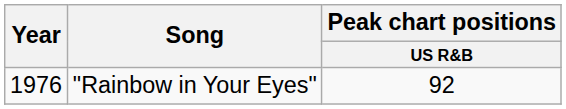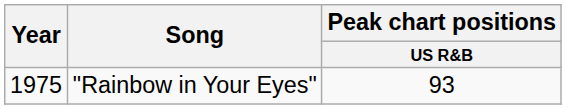(36, 85) 1976 -> (36, 85) 1975
(442, 85) 92 -> (442, 85) 93
